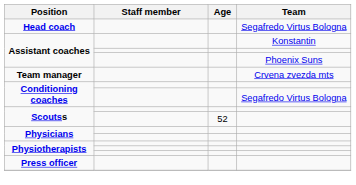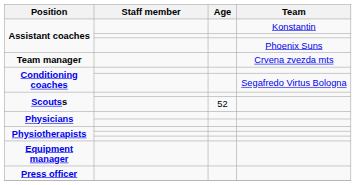- row: (49, 27)
+ row: (49, 153)
